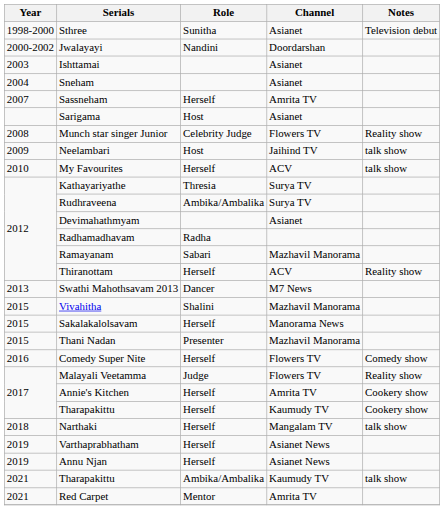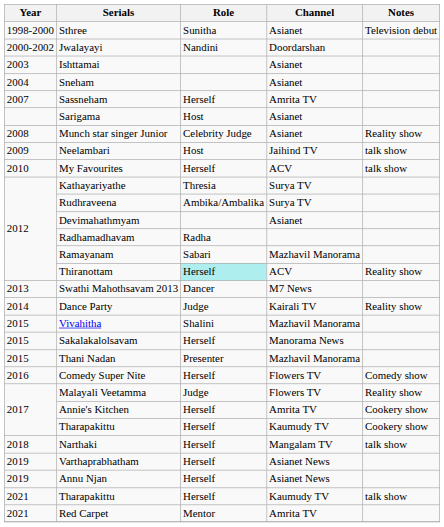(295, 133) Flowers TV -> (286, 133) Asianet
(199, 271) no background -> (199, 271) paleturquoise background
+ row: (18, 306)
(224, 479) Ambika/Ambalika -> (199, 496) Herself
